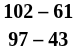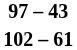rows swapped: (38, 11) <-> (38, 39)
